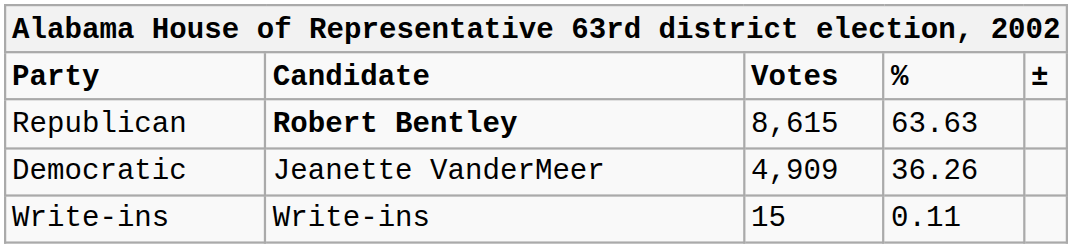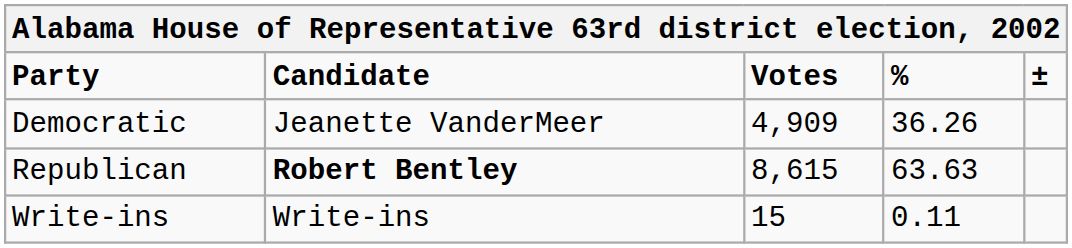rows swapped: (99, 124) <-> (99, 171)
